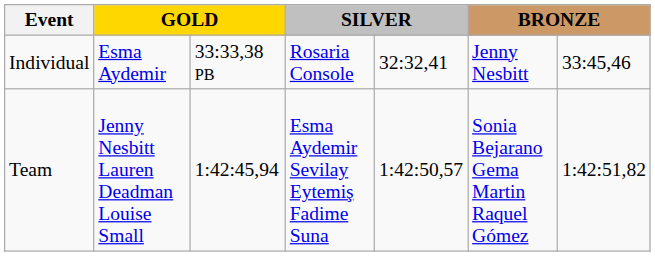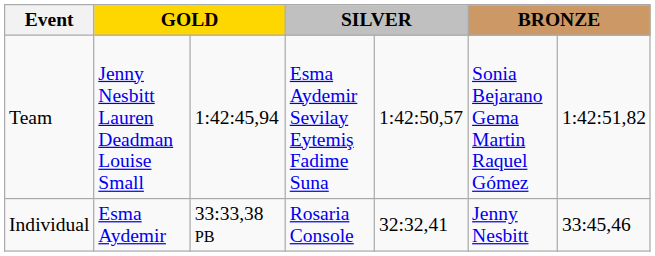rows swapped: (49, 61) <-> (31, 169)
